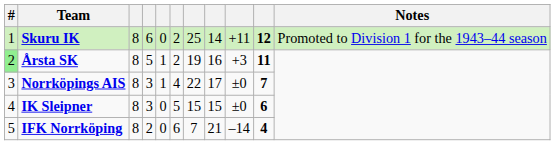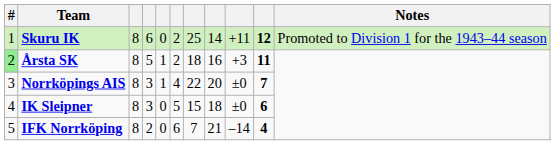(194, 60) 19 -> (194, 60) 18
(215, 83) 17 -> (215, 83) 20
(215, 106) 15 -> (215, 106) 18
